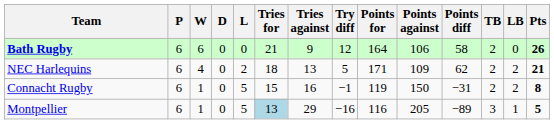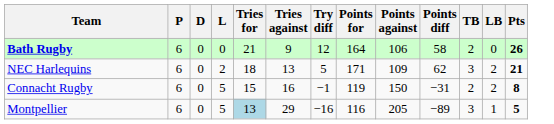- column: (201, 21)
(493, 68) 2 -> (471, 68) 3
